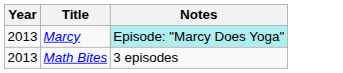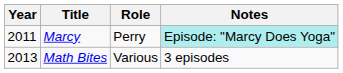+ column: (136, 15)
(22, 36) 2013 -> (22, 36) 2011
